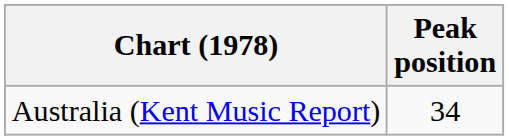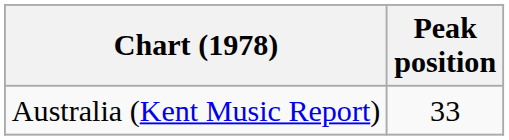(445, 109) 34 -> (445, 109) 33
